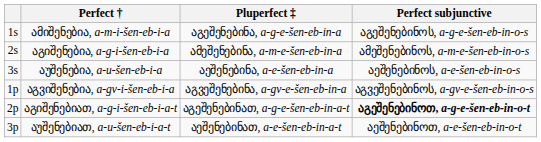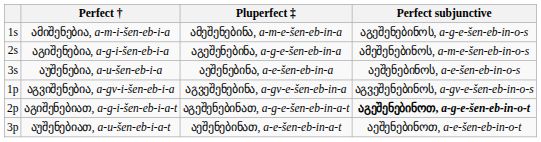(266, 32) აგეშენებინა, a-g-e-šen-eb-in-a -> (266, 32) ამეშენებინა, a-m-e-šen-eb-in-a
(266, 51) ამეშენებინა, a-m-e-šen-eb-in-a -> (266, 51) აგეშენებინა, a-g-e-šen-eb-in-a
